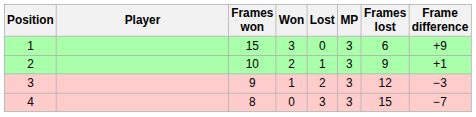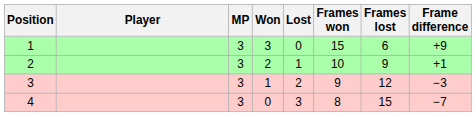columns swapped: (349, 20) <-> (252, 20)
